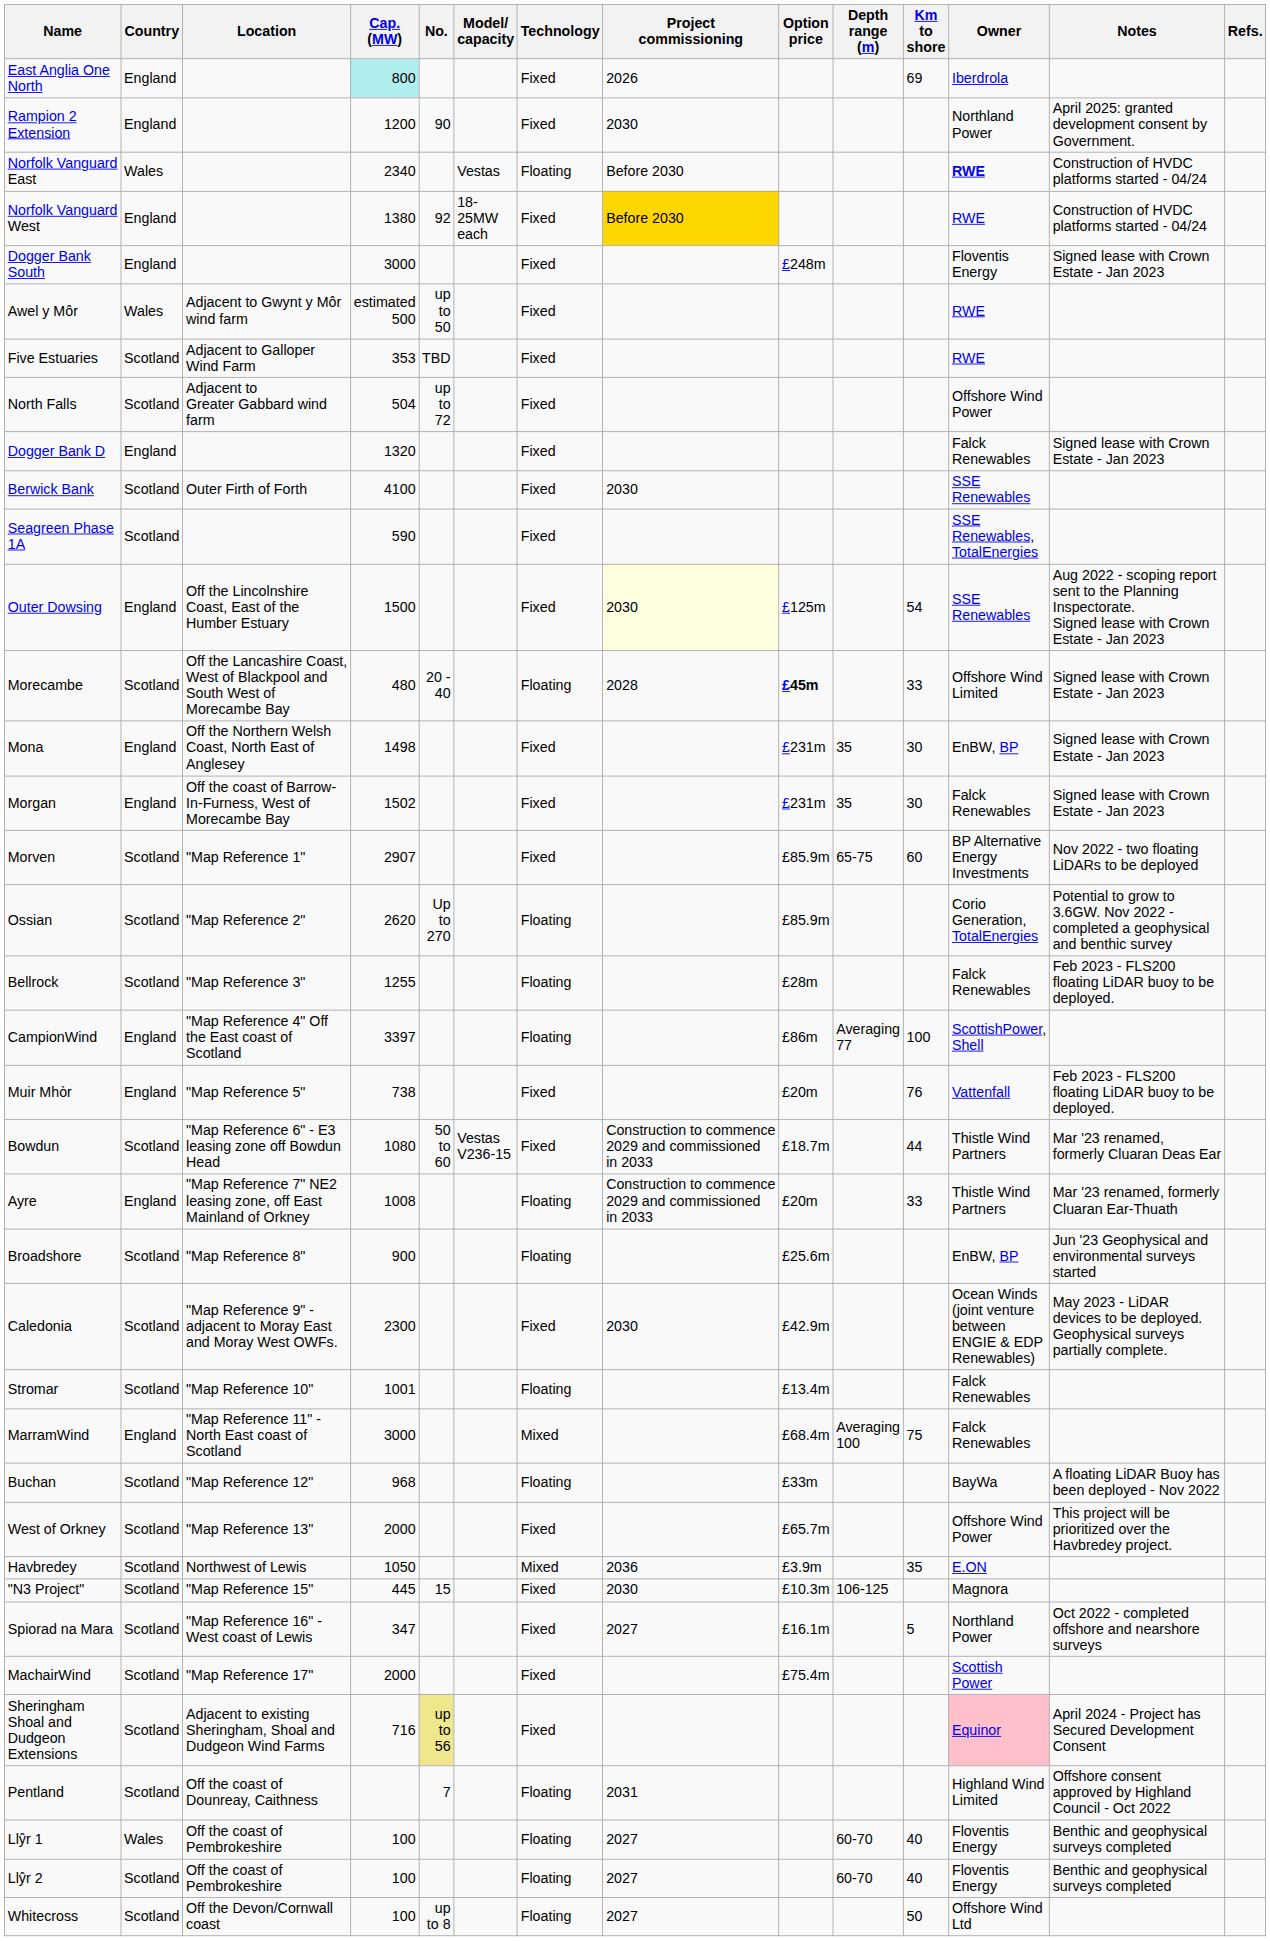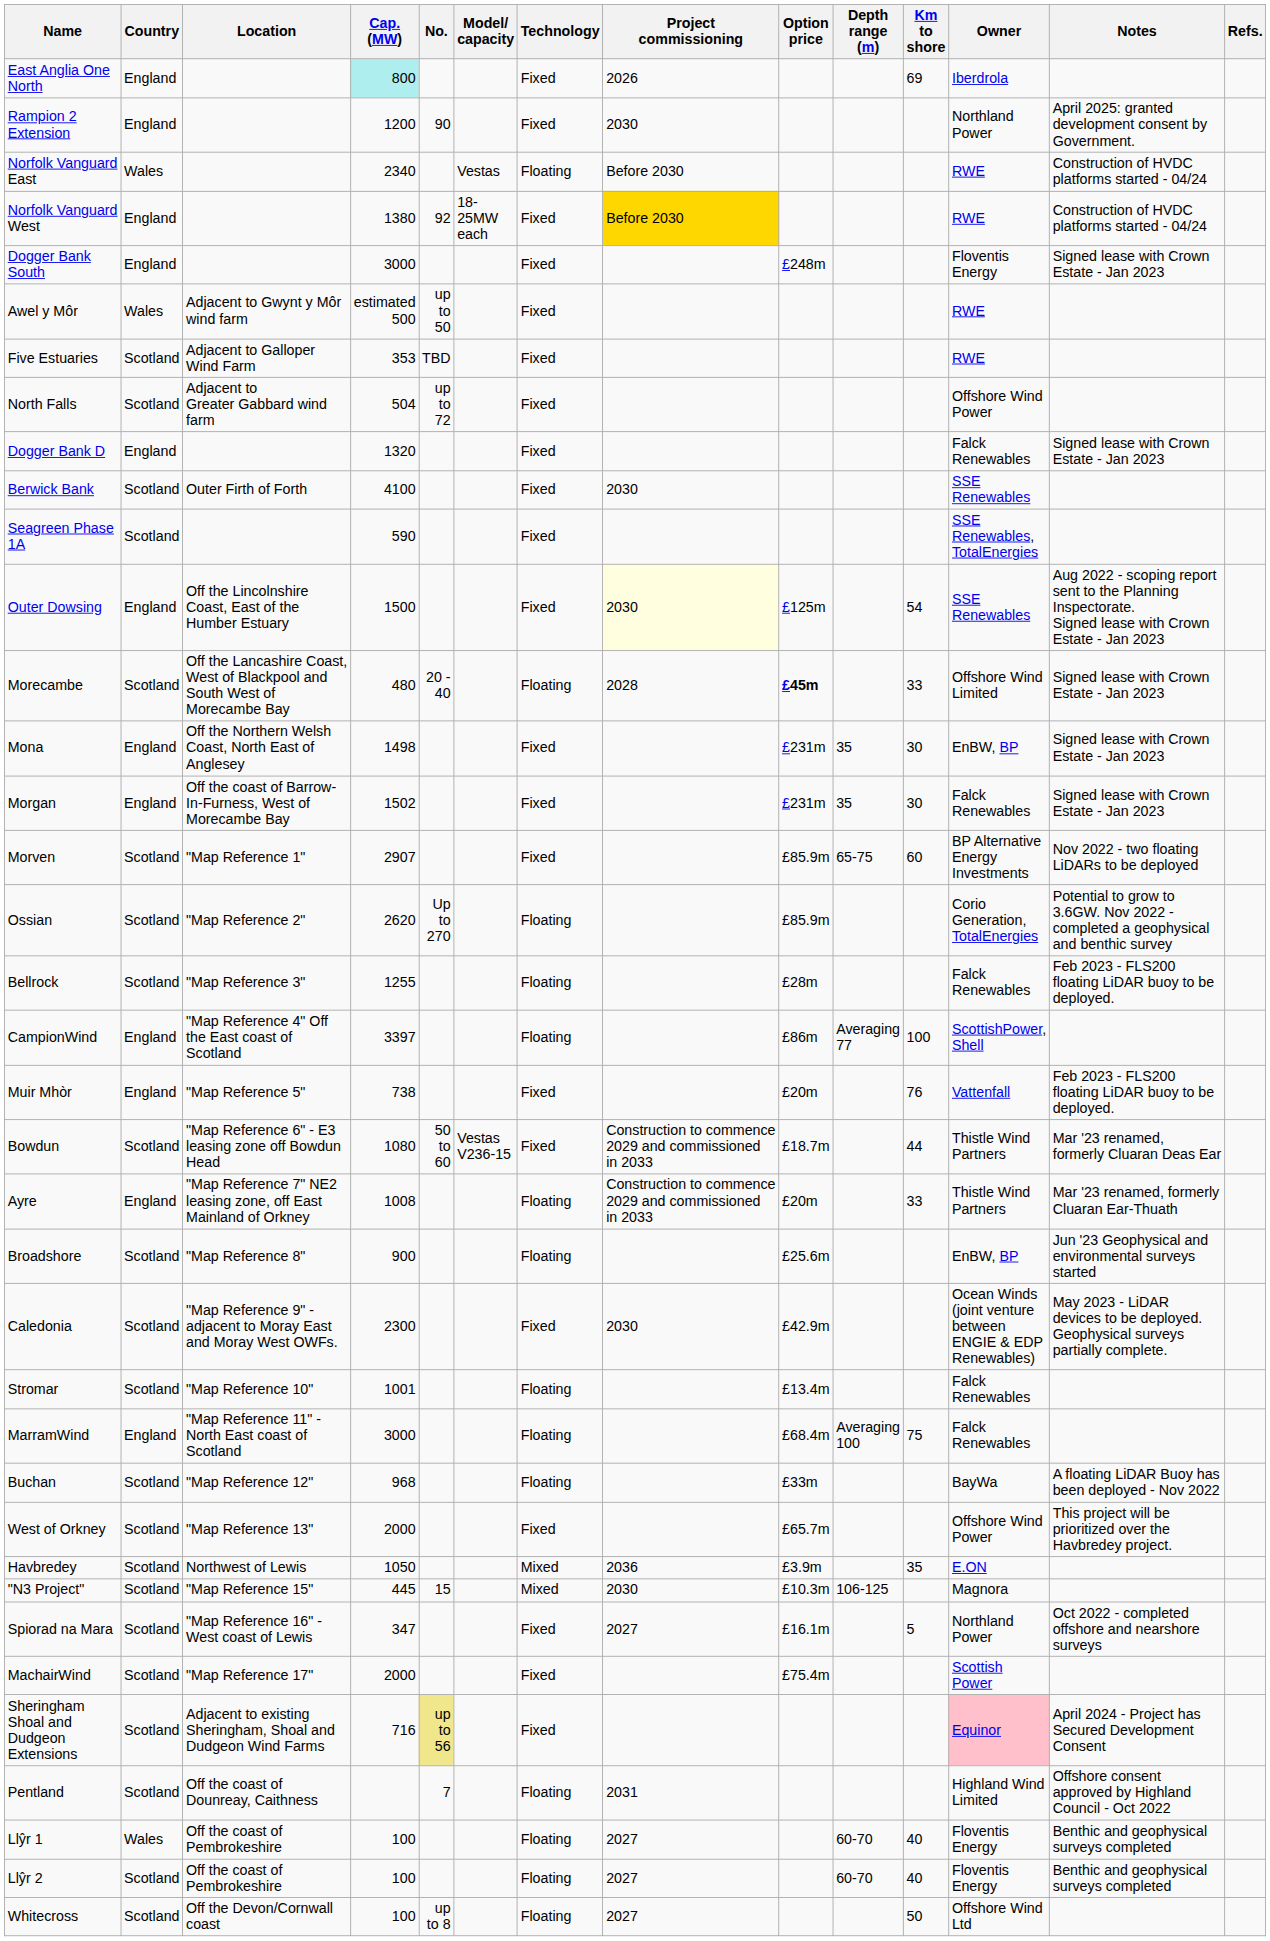(968, 171) bold -> (968, 171) normal
(540, 1436) Mixed -> (546, 1436) Floating
(538, 1590) Fixed -> (540, 1590) Mixed
